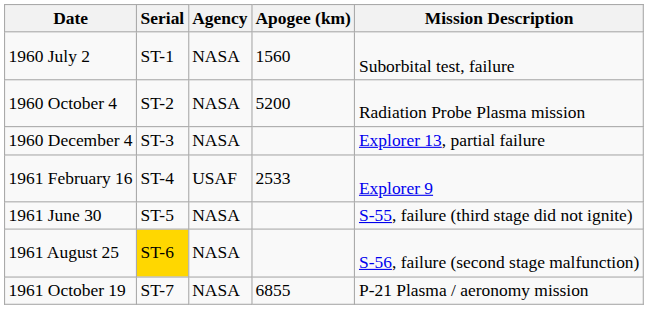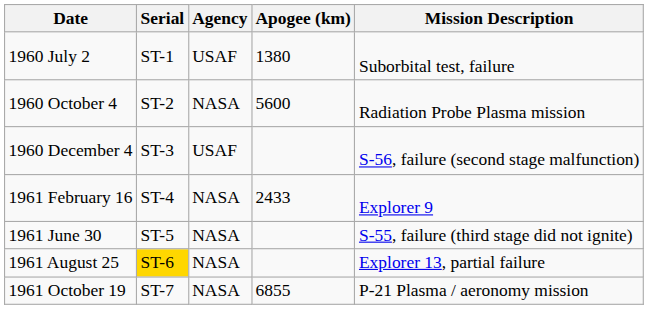(216, 55) NASA -> (215, 55) USAF
(273, 55) 1560 -> (273, 55) 1380
(273, 103) 5200 -> (273, 103) 5600
(216, 140) NASA -> (215, 150) USAF
(452, 140) Explorer 13, partial failure -> (499, 160) S-56, failure (second stage malfunction)
(215, 178) USAF -> (216, 197) NASA
(273, 178) 2533 -> (273, 197) 2433
(499, 262) S-56, failure (second stage malfunction) -> (452, 262) Explorer 13, partial failure
